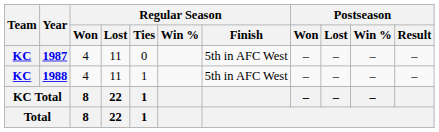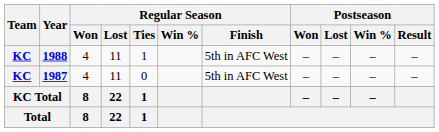rows swapped: (55, 56) <-> (55, 76)
